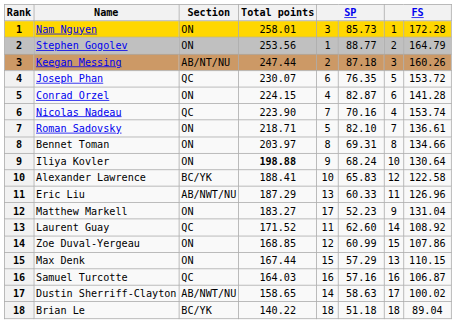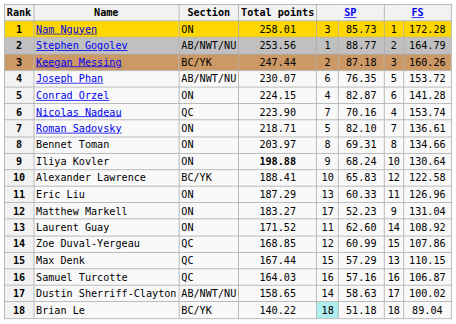(187, 46) ON -> (209, 46) AB/NWT/NU
(206, 62) AB/NT/NU -> (197, 62) BC/YK
(187, 79) QC -> (209, 79) AB/NWT/NU
(209, 194) AB/NWT/NU -> (187, 194) ON
(187, 227) QC -> (187, 227) ON
(187, 244) ON -> (187, 244) QC
(187, 261) ON -> (187, 261) QC
(328, 310) no background -> (328, 310) paleturquoise background
